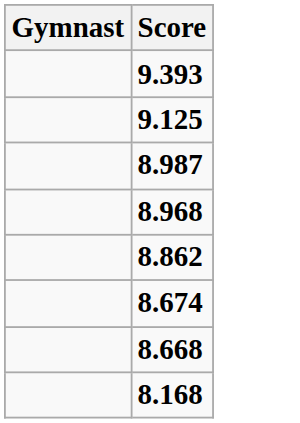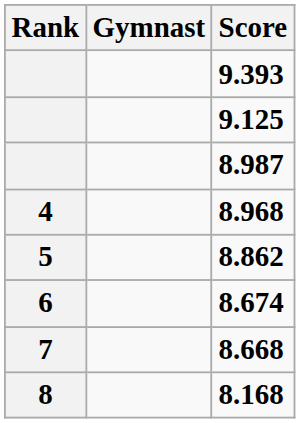+ column: (45, 27)
